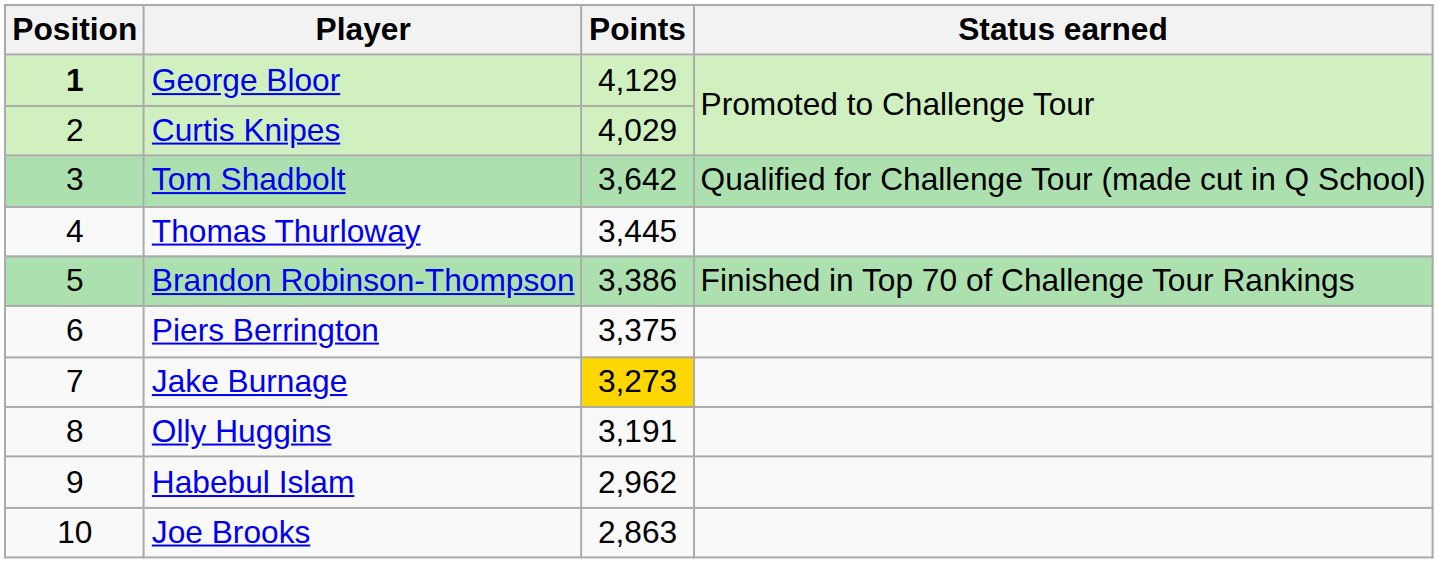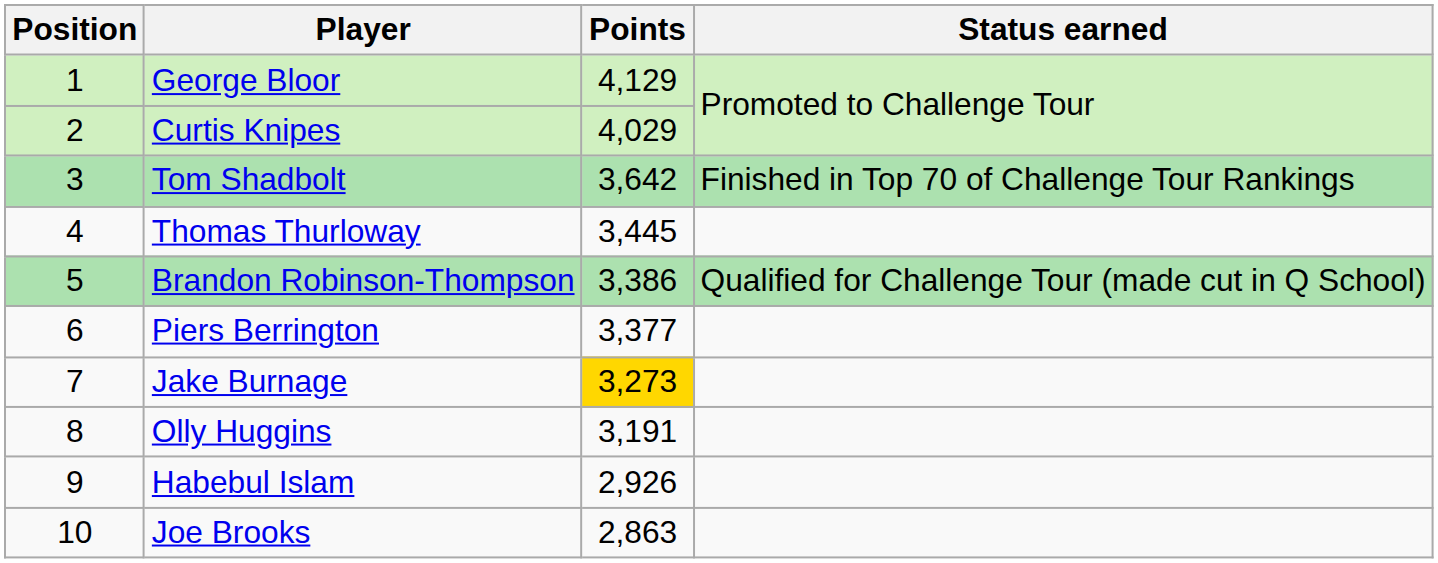(75, 79) bold -> (75, 79) normal
(1063, 180) Qualified for Challenge Tour (made cut in Q School) -> (1028, 180) Finished in Top 70 of Challenge Tour Rankings
(1028, 280) Finished in Top 70 of Challenge Tour Rankings -> (1063, 280) Qualified for Challenge Tour (made cut in Q School)
(638, 331) 3,375 -> (638, 331) 3,377
(638, 481) 2,962 -> (638, 481) 2,926
